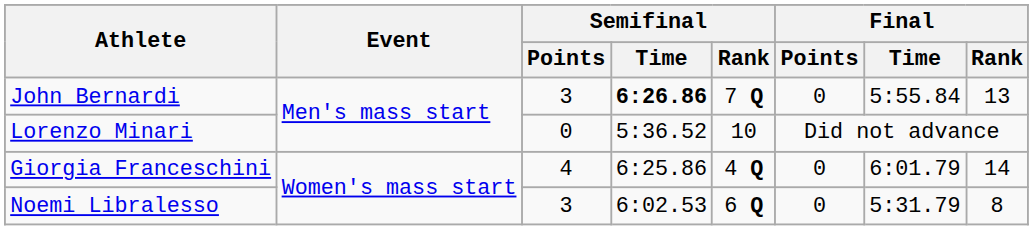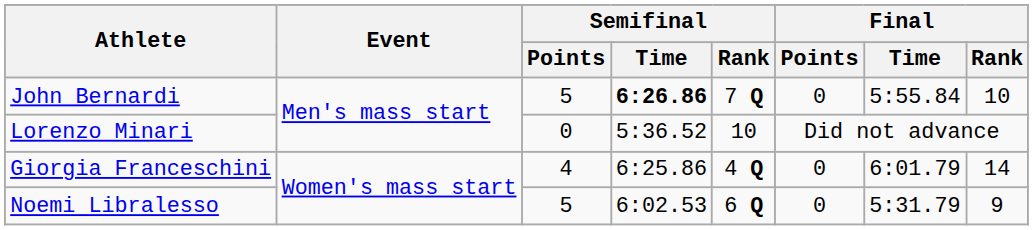(566, 96) 3 -> (566, 96) 5
(997, 96) 13 -> (997, 96) 10
(566, 206) 3 -> (566, 206) 5
(997, 206) 8 -> (997, 206) 9
